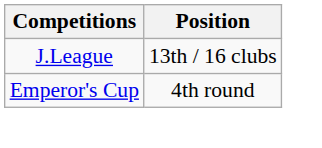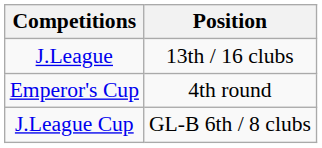+ row: (74, 124)
